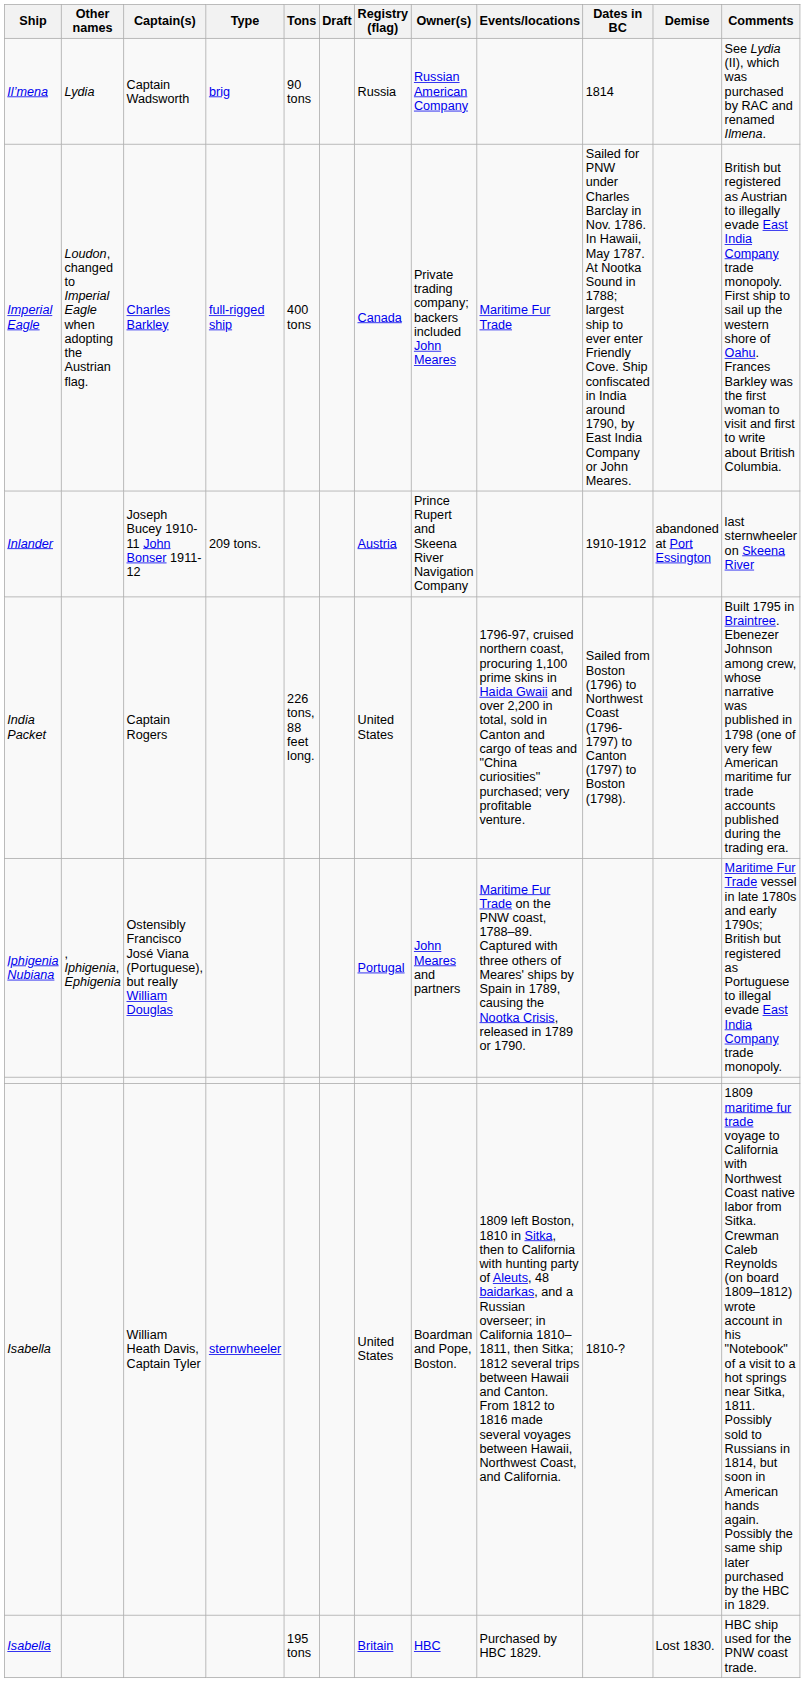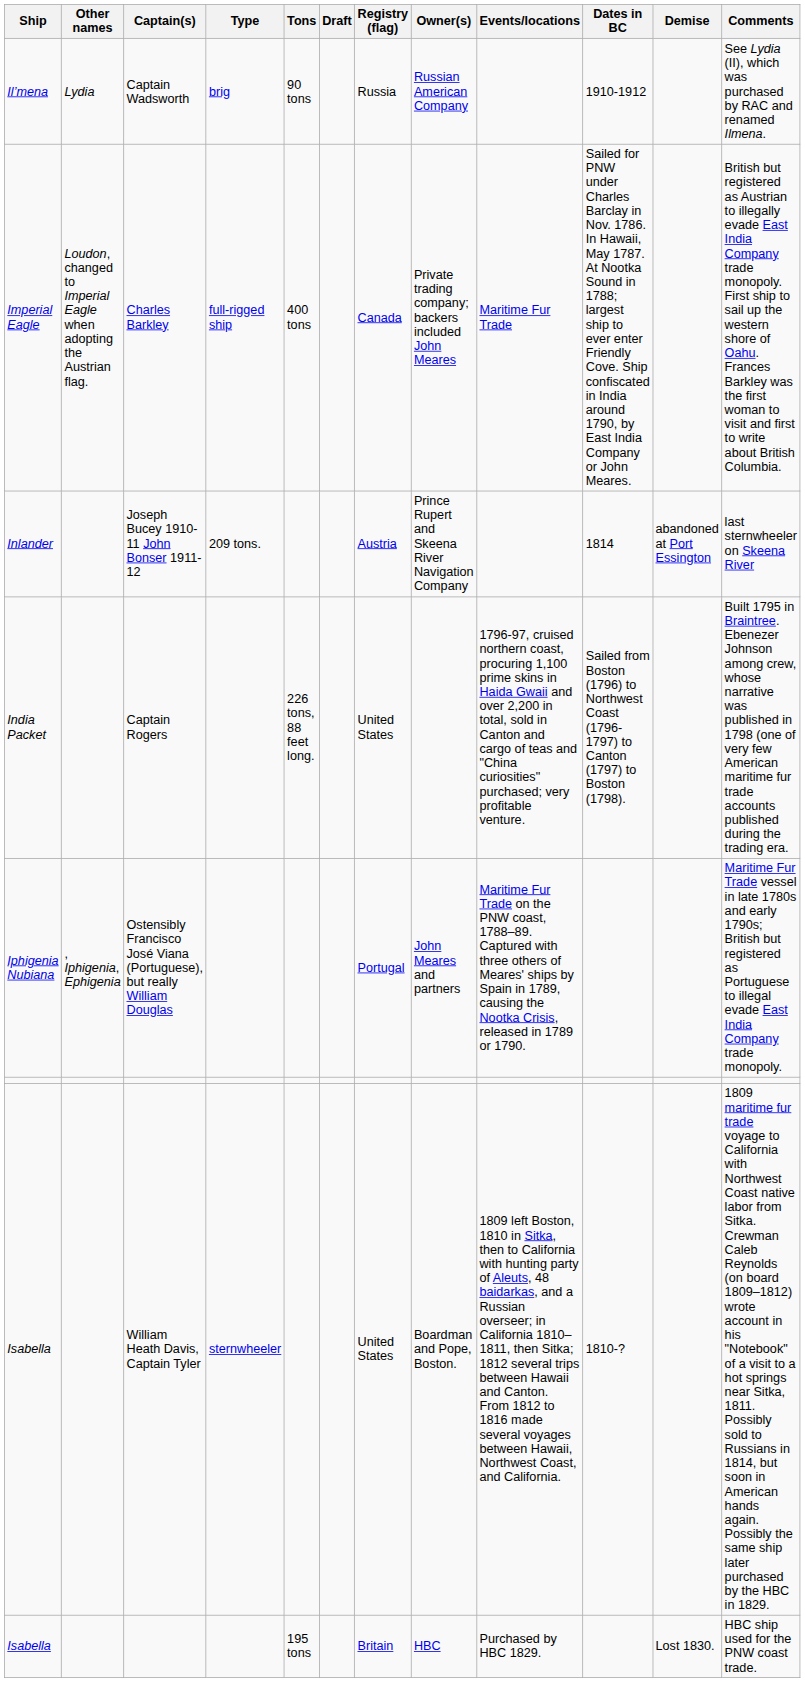(600, 91) 1814 -> (616, 91) 1910-1912
(616, 543) 1910-1912 -> (600, 543) 1814
